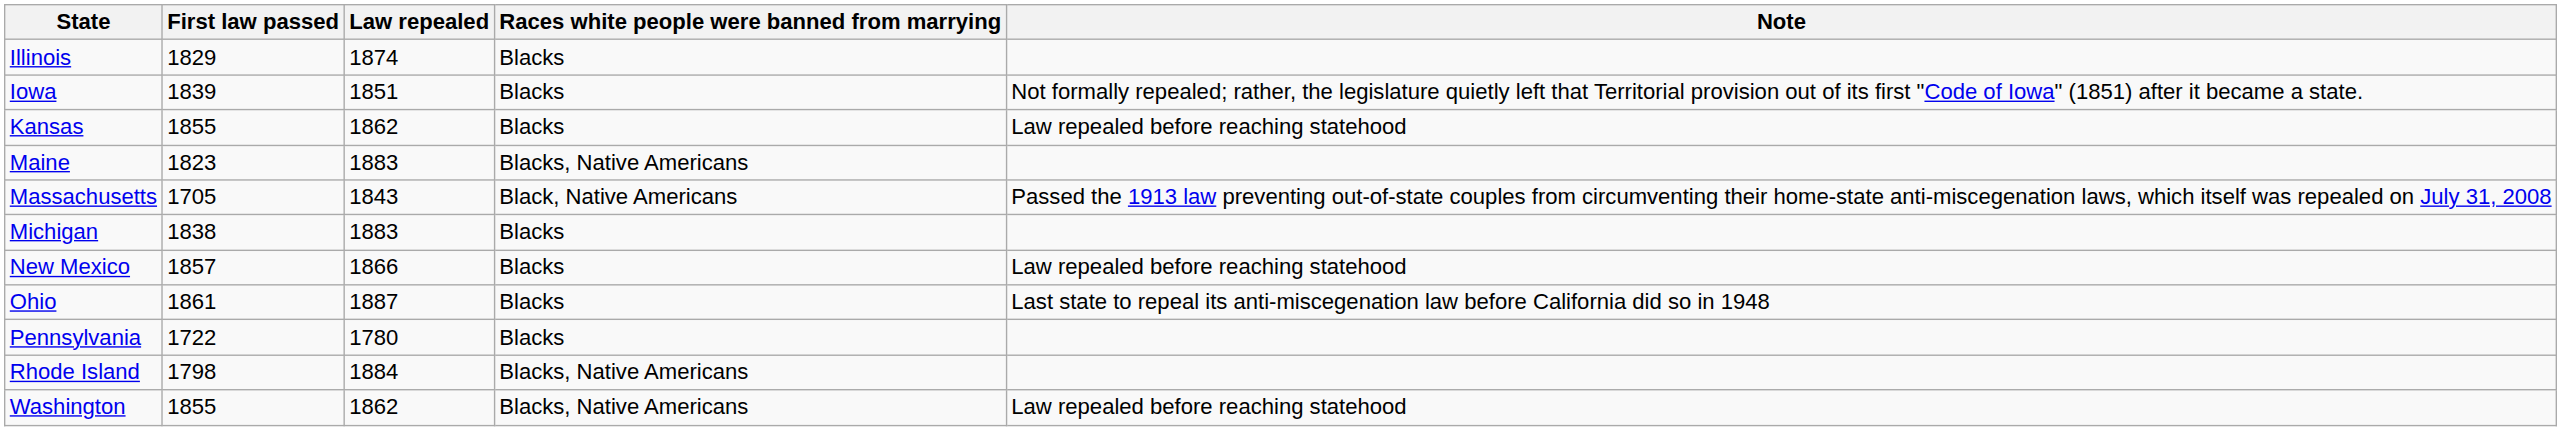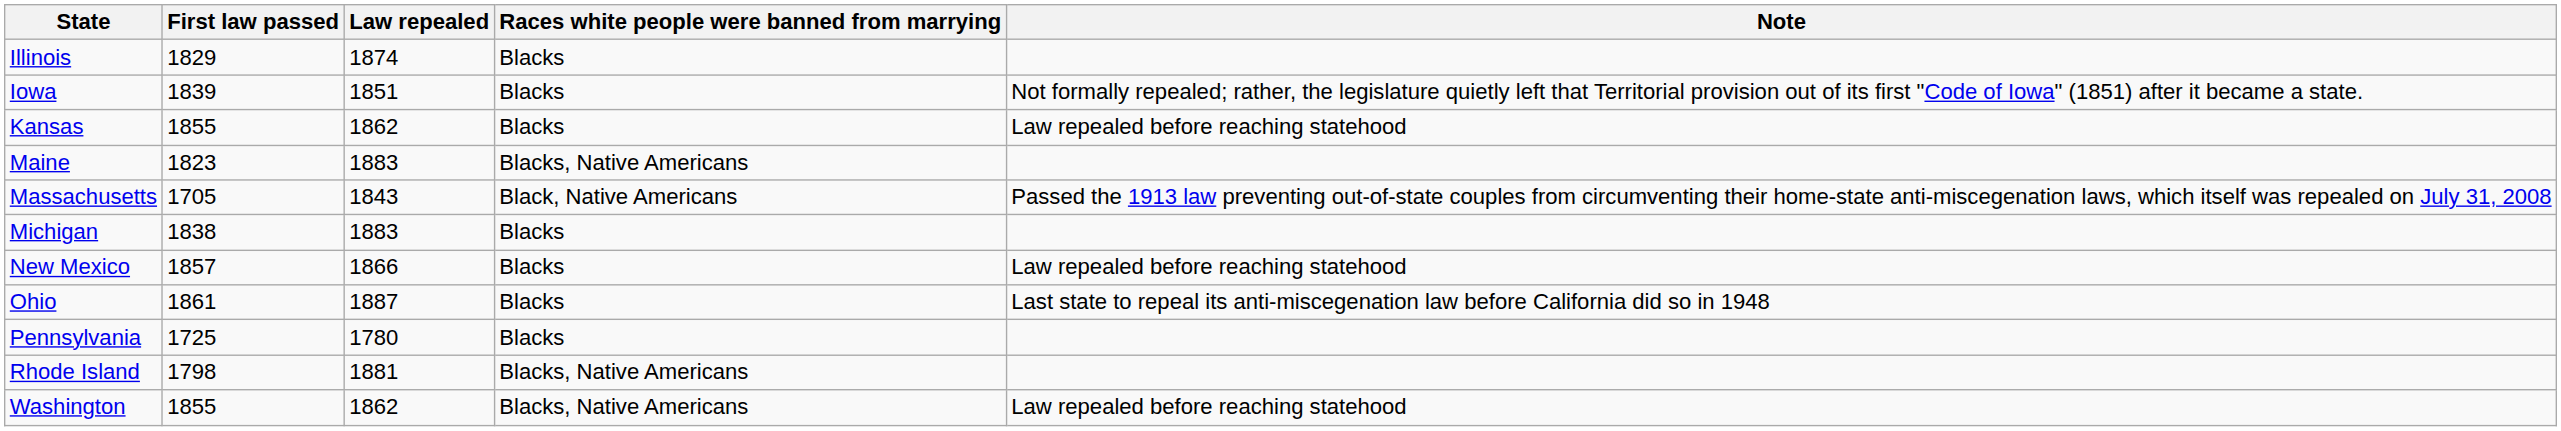(192, 337) 1722 -> (192, 337) 1725
(374, 372) 1884 -> (374, 372) 1881
